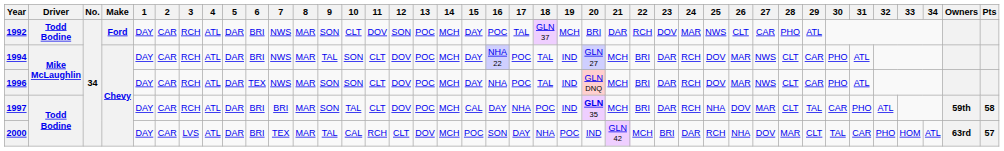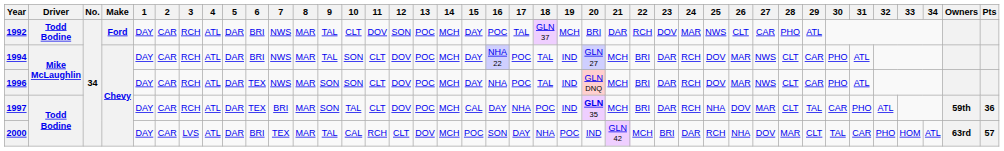(330, 32) SON -> (330, 32) TAL
(257, 108) BRI -> (257, 108) TEX
(989, 108) 58 -> (989, 108) 36
